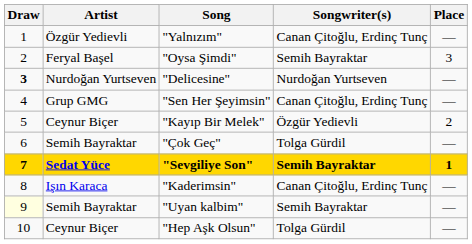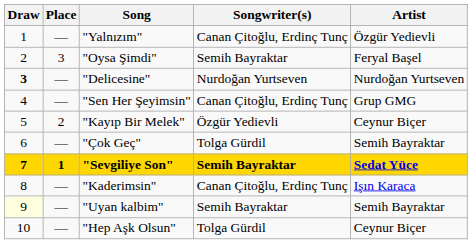columns swapped: (101, 15) <-> (449, 15)
